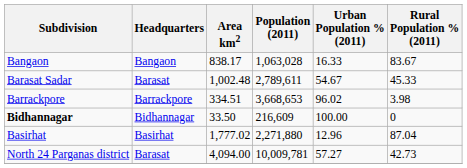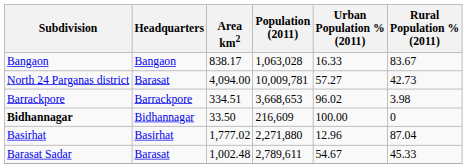rows swapped: (39, 80) <-> (68, 154)
